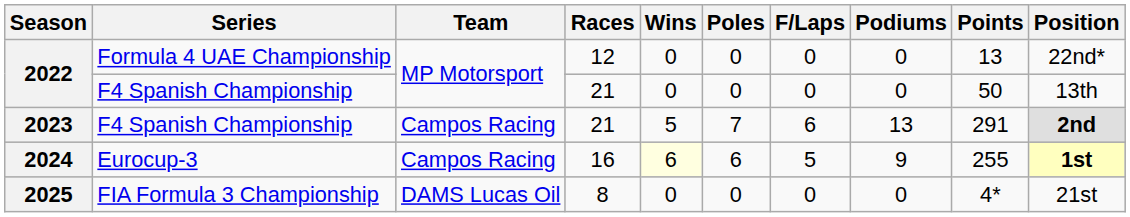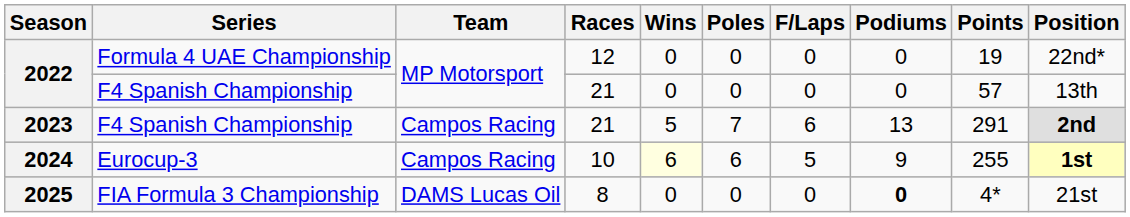(990, 57) 13 -> (990, 57) 19
(990, 91) 50 -> (990, 91) 57
(603, 160) 16 -> (603, 160) 10
(901, 194) normal -> (901, 194) bold
